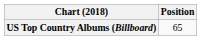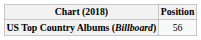(178, 27) 65 -> (178, 27) 56
